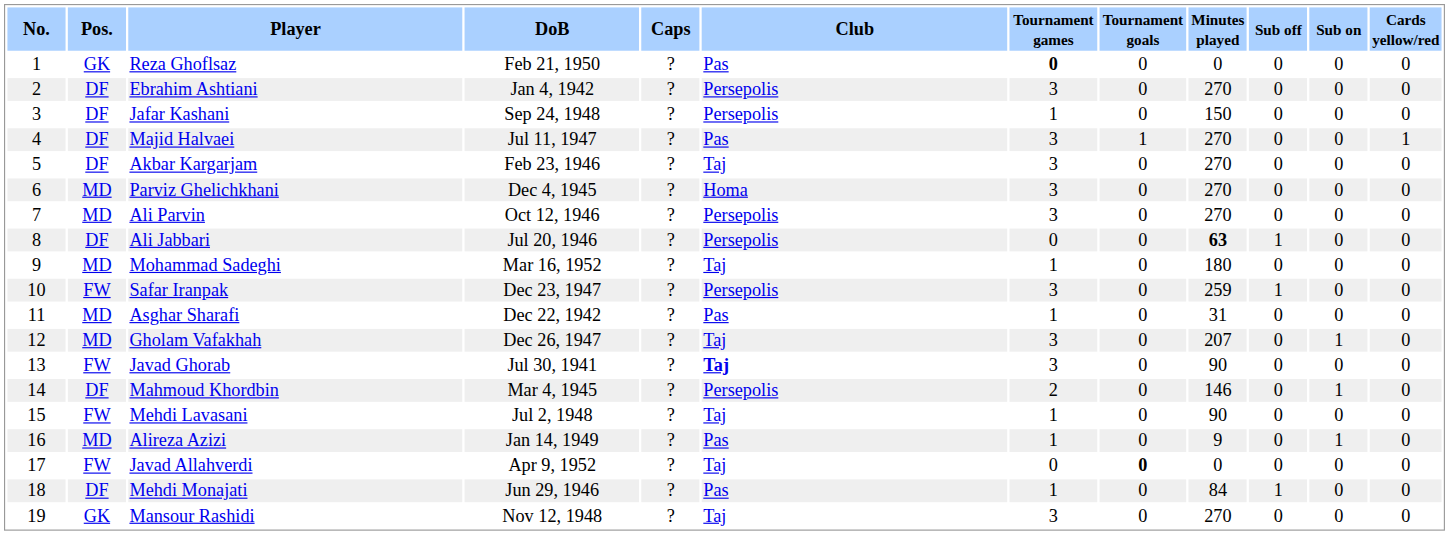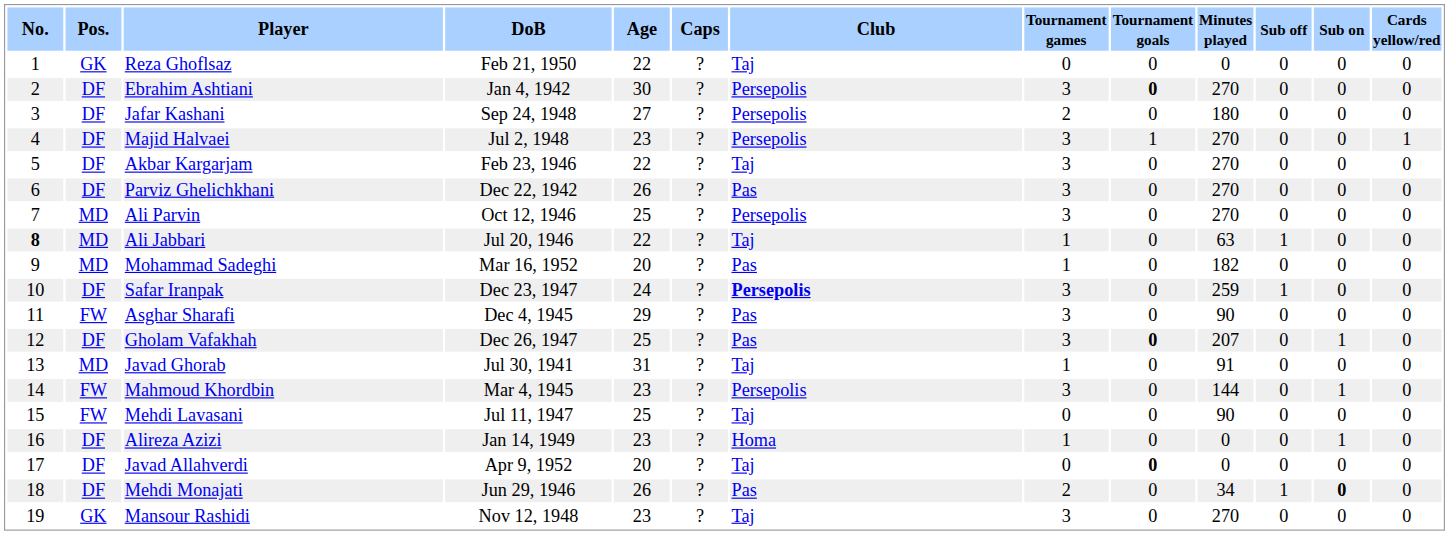+ column: (642, 29)
(716, 64) Pas -> (743, 64) Taj
(1053, 64) bold -> (1066, 64) normal
(1143, 89) normal -> (1153, 89) bold
(1053, 114) 1 -> (1066, 114) 2
(1218, 114) 150 -> (1226, 114) 180
(552, 139) Jul 11, 1947 -> (528, 139) Jul 2, 1948
(716, 139) Pas -> (769, 139) Persepolis
(97, 189) MD -> (93, 189) DF
(552, 189) Dec 4, 1945 -> (528, 189) Dec 22, 1942
(726, 189) Homa -> (744, 189) Pas
(36, 239) normal -> (35, 239) bold
(97, 239) DF -> (93, 239) MD
(741, 239) Persepolis -> (743, 239) Taj
(1053, 239) 0 -> (1066, 239) 1
(1218, 239) bold -> (1226, 239) normal
(715, 264) Taj -> (744, 264) Pas
(1218, 264) 180 -> (1226, 264) 182
(97, 290) FW -> (93, 290) DF
(741, 290) normal -> (771, 290) bold
(97, 315) MD -> (93, 315) FW
(552, 315) Dec 22, 1942 -> (528, 315) Dec 4, 1945
(1053, 315) 1 -> (1066, 315) 3
(1218, 315) 31 -> (1226, 315) 90
(97, 340) MD -> (93, 340) DF
(715, 340) Taj -> (744, 340) Pas
(1143, 340) normal -> (1153, 340) bold
(97, 365) FW -> (93, 365) MD
(716, 365) bold -> (743, 365) normal
(1053, 365) 3 -> (1066, 365) 1
(1218, 365) 90 -> (1226, 365) 91
(97, 390) DF -> (93, 390) FW
(1053, 390) 2 -> (1066, 390) 3
(1218, 390) 146 -> (1226, 390) 144
(552, 415) Jul 2, 1948 -> (528, 415) Jul 11, 1947
(1053, 415) 1 -> (1066, 415) 0
(97, 440) MD -> (93, 440) DF
(716, 440) Pas -> (754, 440) Homa
(1218, 440) 9 -> (1226, 440) 0
(97, 465) FW -> (93, 465) DF
(1053, 490) 1 -> (1066, 490) 2
(1218, 490) 84 -> (1226, 490) 34
(1339, 490) normal -> (1342, 490) bold
